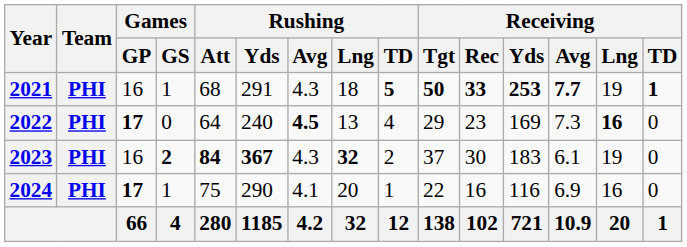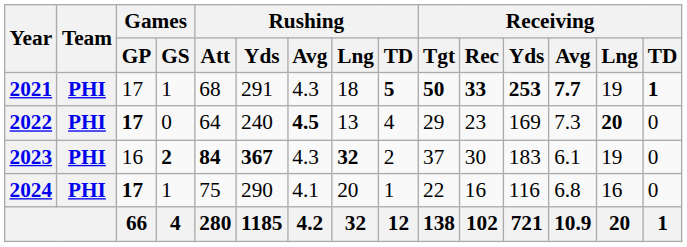(132, 88) 16 -> (132, 88) 17
(612, 122) 16 -> (612, 122) 20
(567, 190) 6.9 -> (567, 190) 6.8
